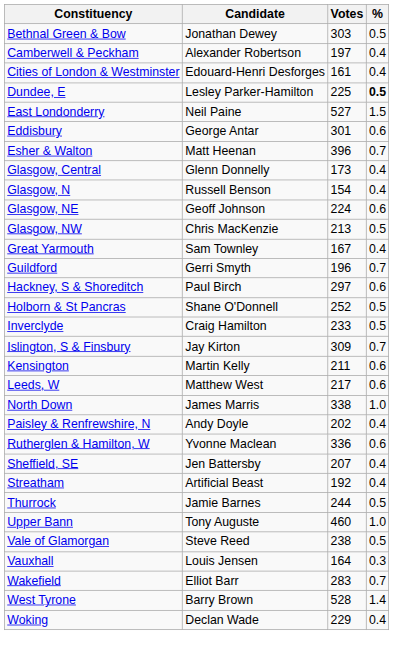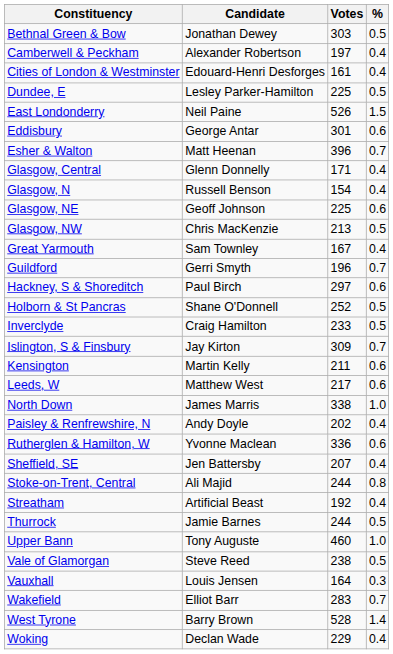(377, 92) bold -> (377, 92) normal
(341, 111) 527 -> (341, 111) 526
(341, 170) 173 -> (341, 170) 171
(341, 209) 224 -> (341, 209) 225
+ row: (71, 483)
